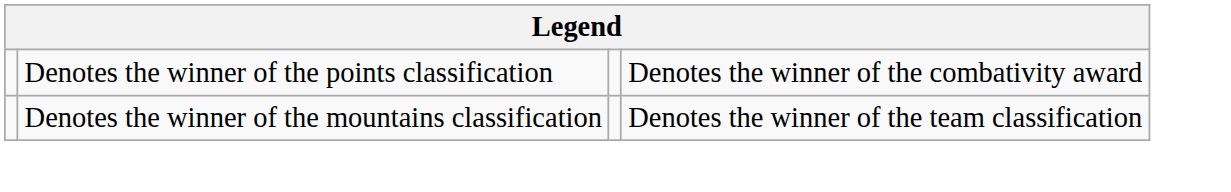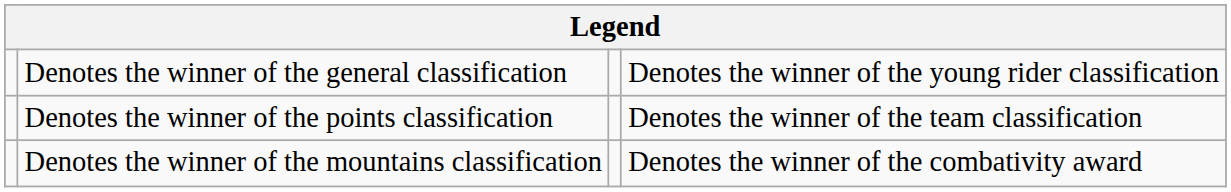+ row: (296, 72)
(885, 72) Denotes the winner of the combativity award -> (885, 117) Denotes the winner of the team classification
(885, 117) Denotes the winner of the team classification -> (885, 162) Denotes the winner of the combativity award
